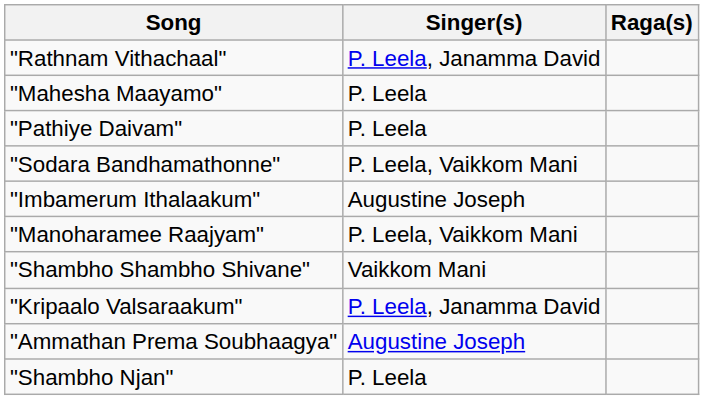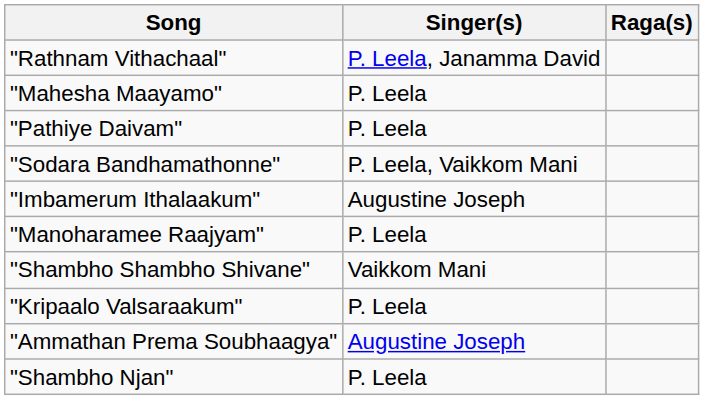(463, 235) P. Leela, Vaikkom Mani -> (387, 235) P. Leela
(474, 306) P. Leela, Janamma David -> (387, 306) P. Leela
